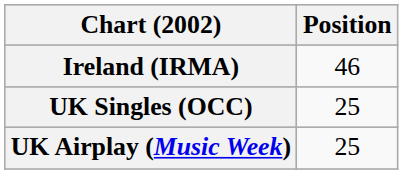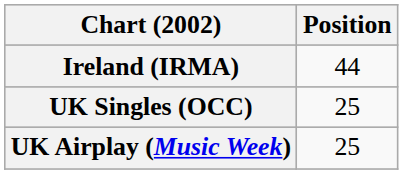(347, 65) 46 -> (347, 65) 44
